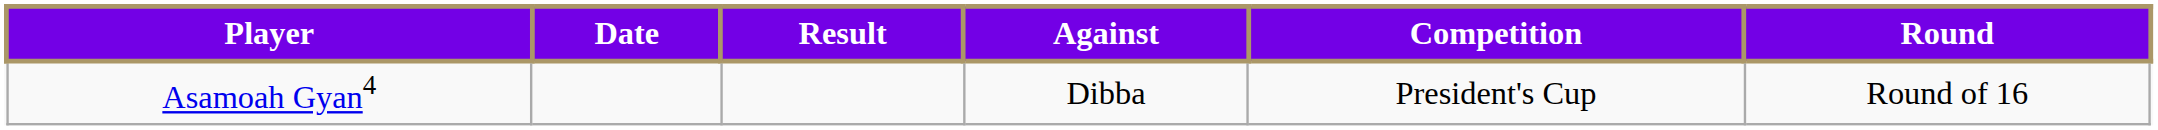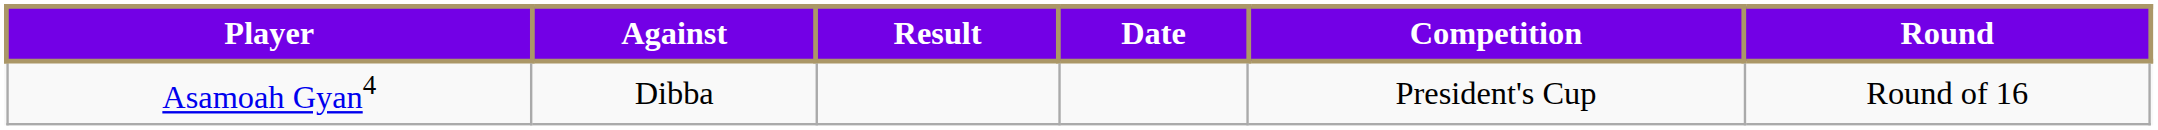columns swapped: (1106, 33) <-> (627, 33)
